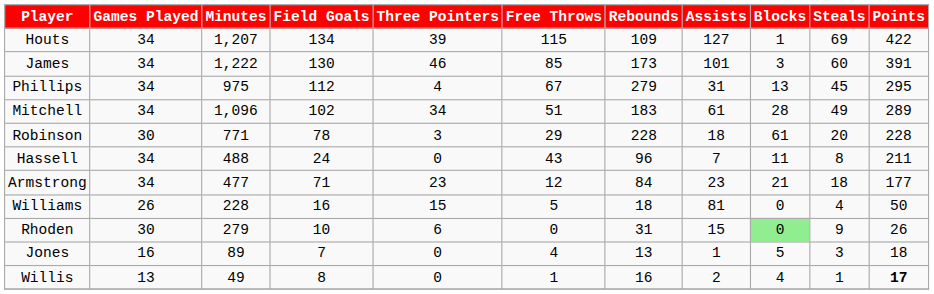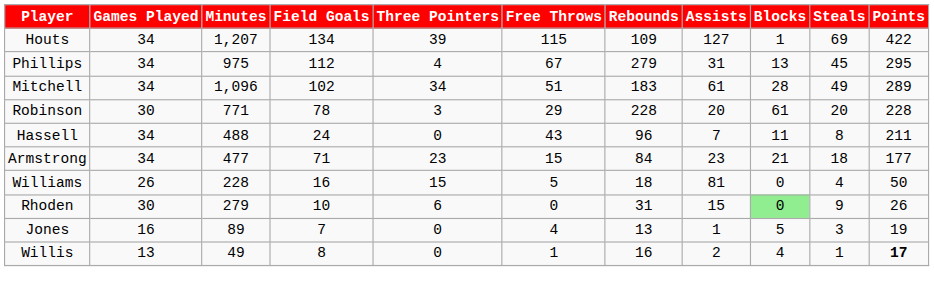- row: (47, 64)
(716, 135) 18 -> (716, 111) 20
(554, 183) 12 -> (554, 159) 15
(899, 254) 18 -> (899, 230) 19
